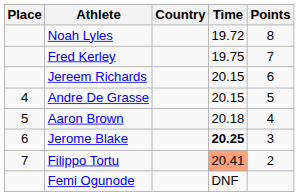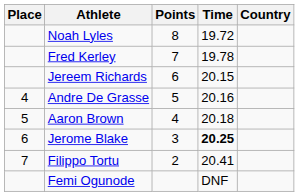columns swapped: (180, 14) <-> (270, 14)
(228, 56) 19.75 -> (218, 56) 19.78
(228, 98) 20.15 -> (218, 98) 20.16
(228, 160) lightsalmon background -> (218, 160) no background
